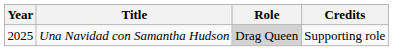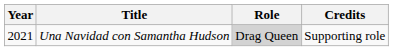(20, 35) 2025 -> (20, 35) 2021
